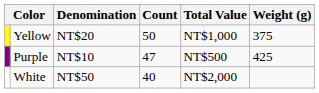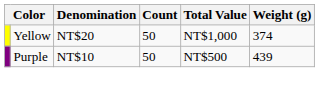(263, 35) 375 -> (263, 35) 374
(149, 56) 47 -> (149, 56) 50
(263, 56) 425 -> (263, 56) 439
- row: (30, 77)
